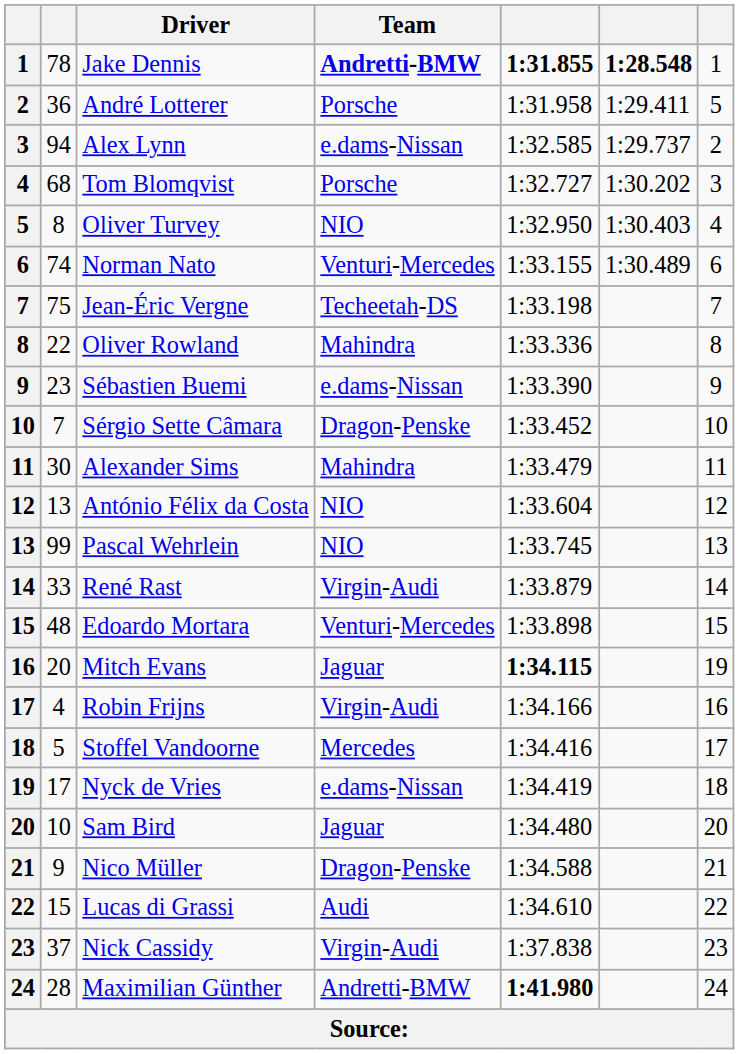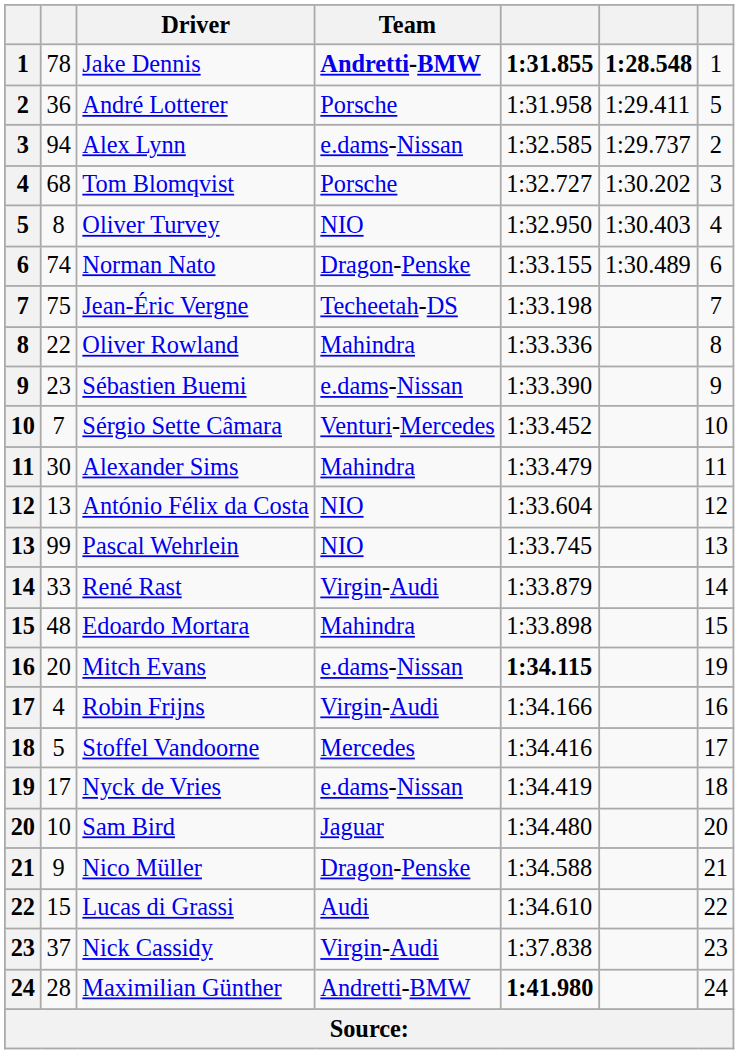(408, 265) Venturi-Mercedes -> (395, 265) Dragon-Penske
(395, 425) Dragon-Penske -> (408, 425) Venturi-Mercedes
(408, 626) Venturi-Mercedes -> (368, 626) Mahindra
(352, 666) Jaguar -> (392, 666) e.dams-Nissan
